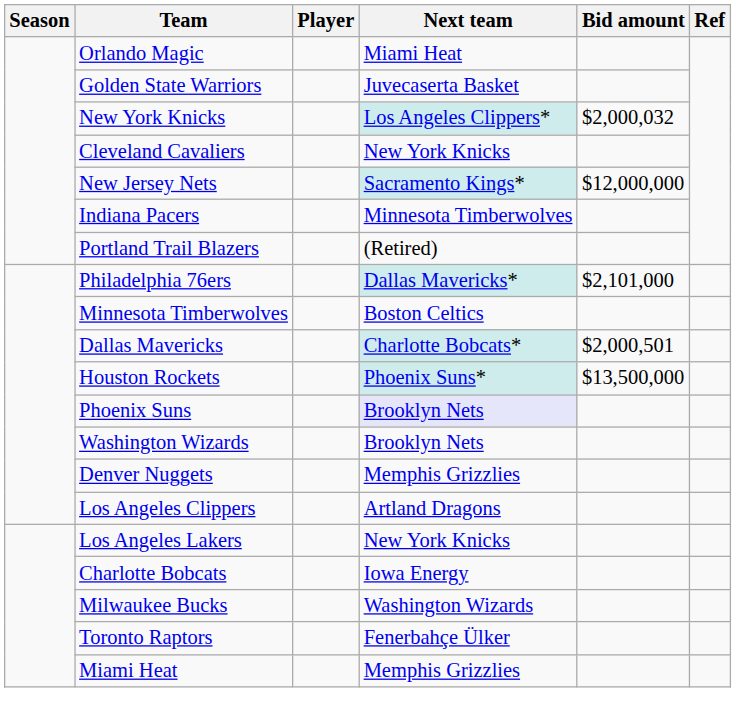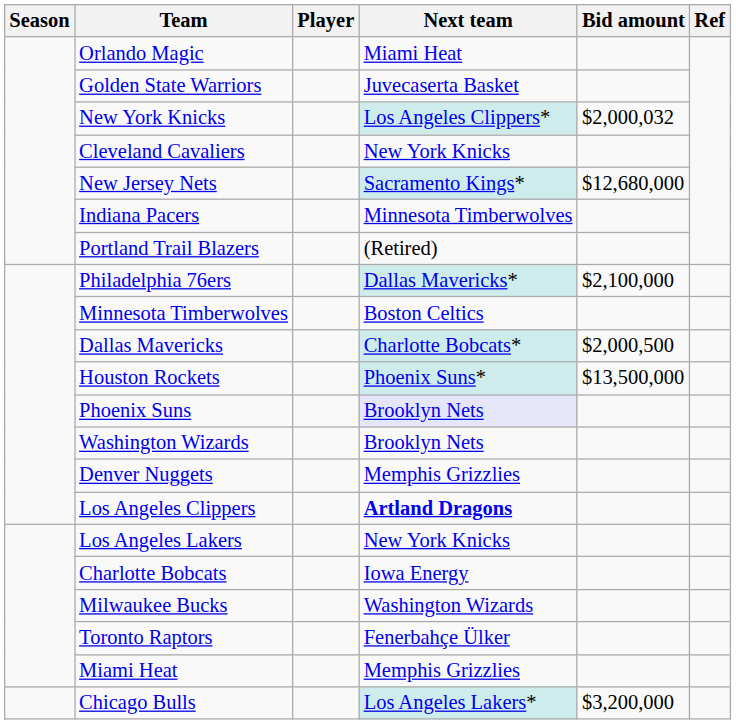(633, 183) $12,000,000 -> (633, 183) $12,680,000
(628, 280) $2,101,000 -> (628, 280) $2,100,000
(628, 345) $2,000,501 -> (628, 345) $2,000,500
(432, 507) normal -> (438, 507) bold
+ row: (137, 702)
